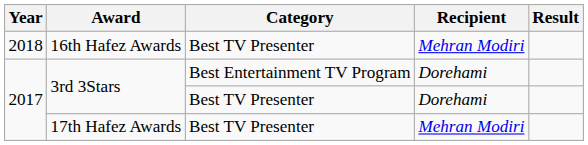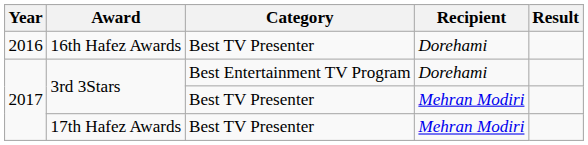(26, 45) 2018 -> (26, 45) 2016
(471, 45) Mehran Modiri -> (453, 45) Dorehami
(453, 99) Dorehami -> (471, 99) Mehran Modiri
